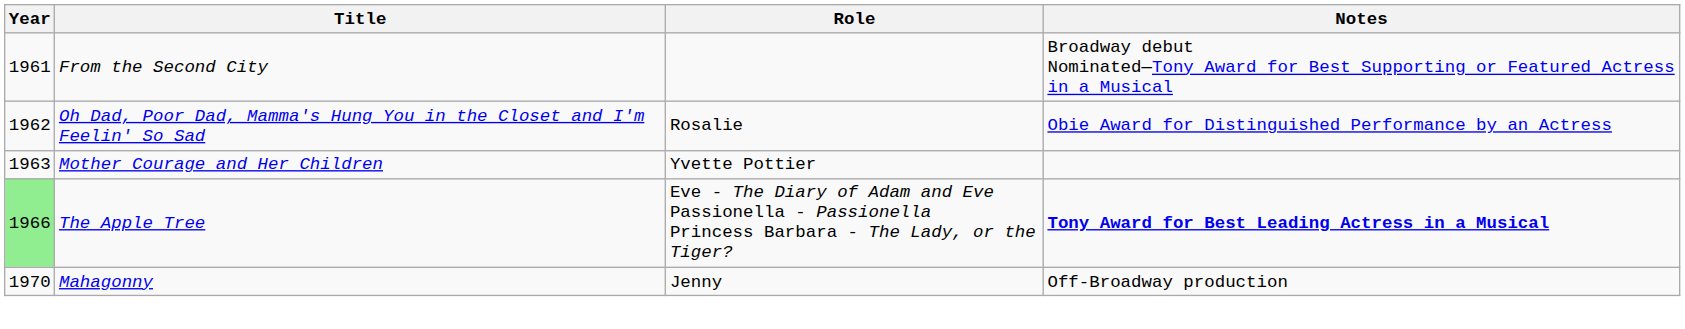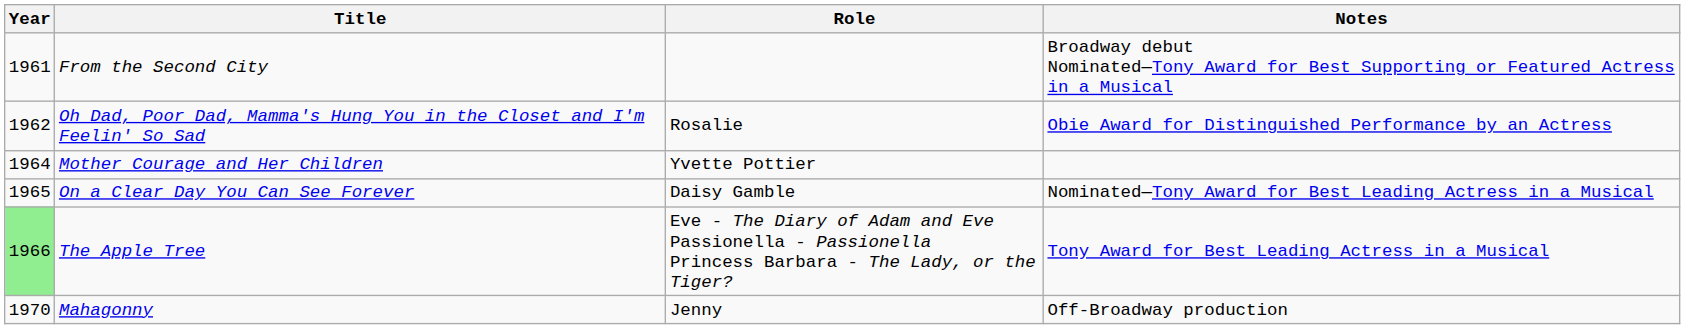(30, 164) 1963 -> (30, 164) 1964
+ row: (237, 193)
(1298, 223) bold -> (1298, 251) normal
